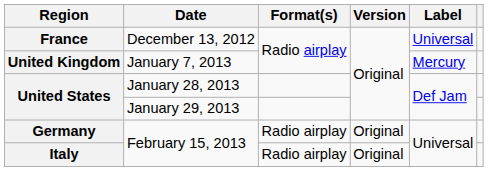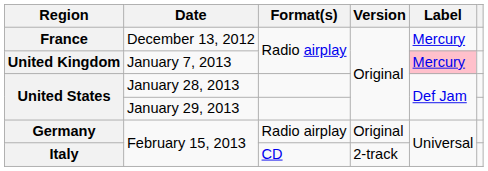(443, 39) Universal -> (439, 39) Mercury
(439, 62) no background -> (439, 62) pink background
(304, 154) Radio airplay -> (272, 154) CD
(378, 154) Original -> (375, 154) 2-track
